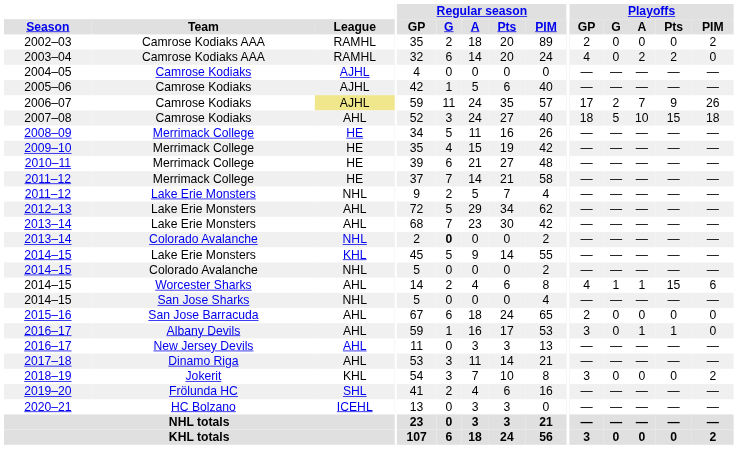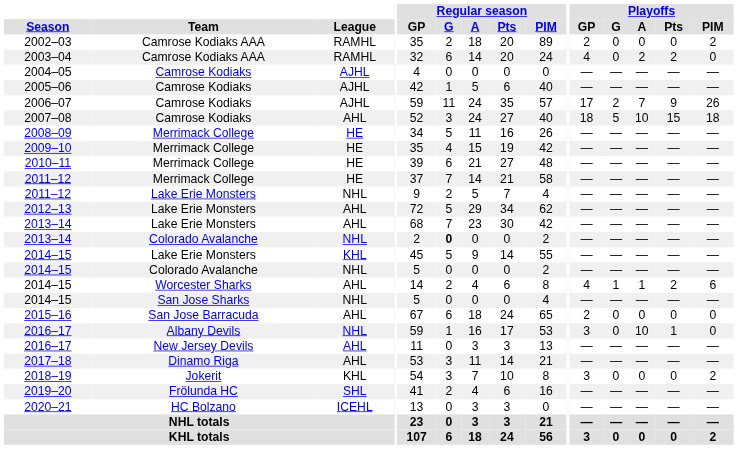(355, 102) khaki background -> (355, 102) no background
(674, 285) 15 -> (674, 285) 2
(355, 330) AHL -> (355, 330) NHL
(642, 330) 1 -> (642, 330) 10
